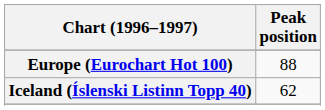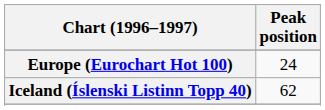(288, 63) 88 -> (288, 63) 24
